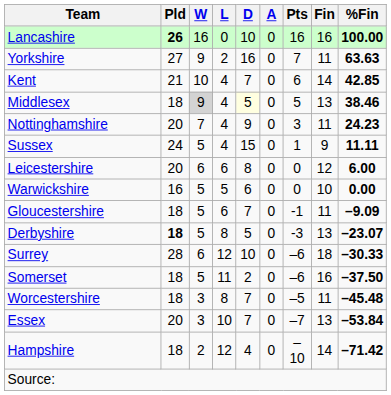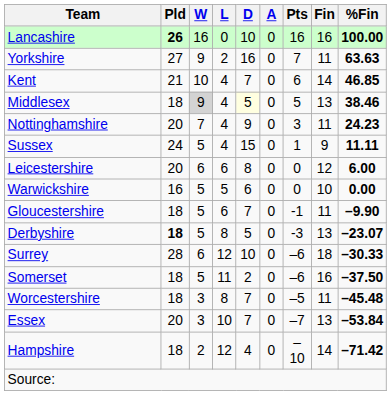(362, 80) 42.85 -> (362, 80) 46.85
(362, 211) –9.09 -> (362, 211) –9.90
